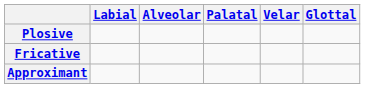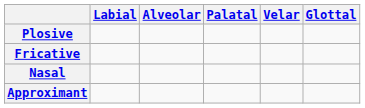+ row: (47, 73)
